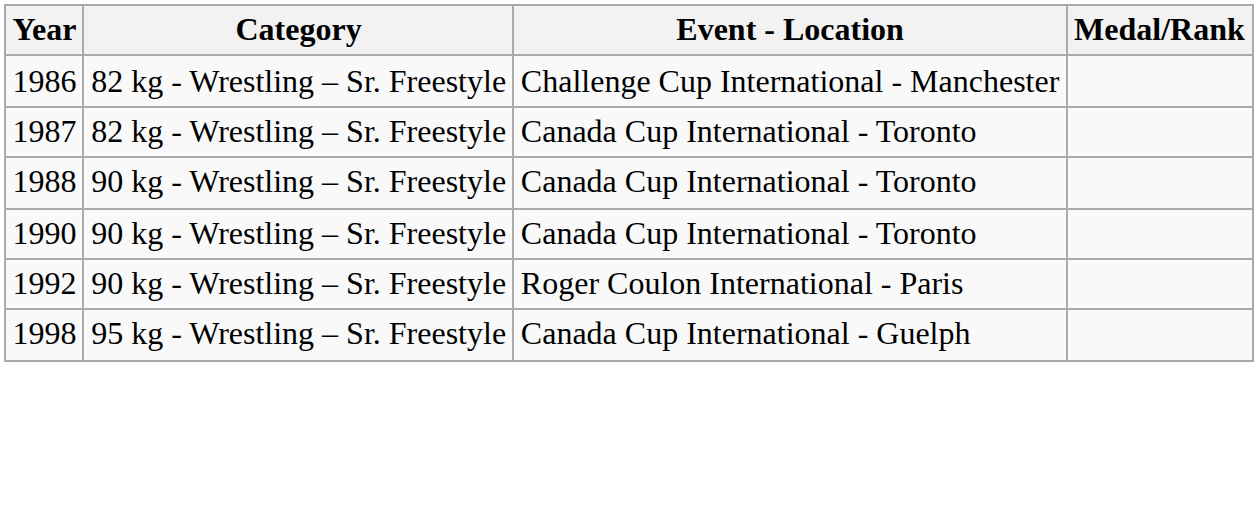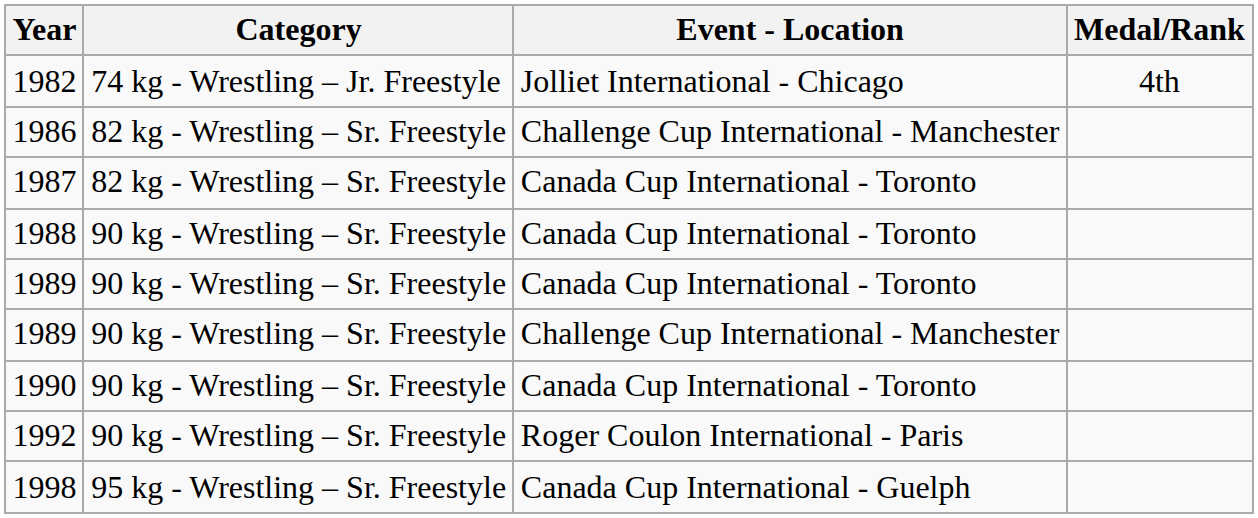+ row: (44, 80)
+ row: (44, 283)
+ row: (44, 334)
